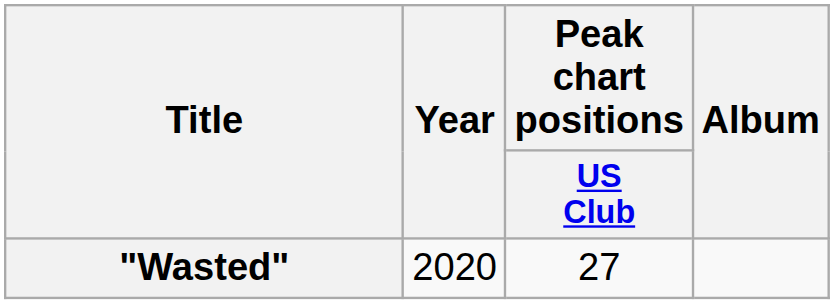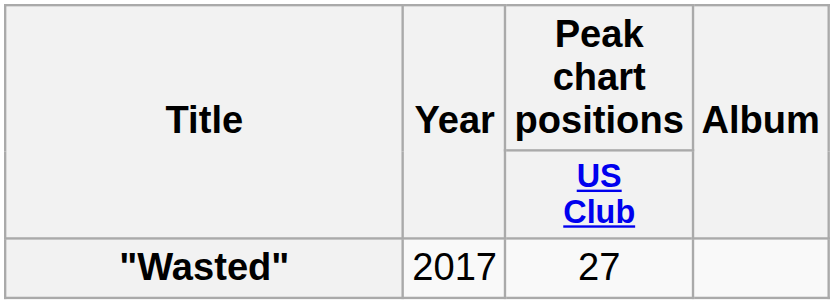(455, 267) 2020 -> (455, 267) 2017
